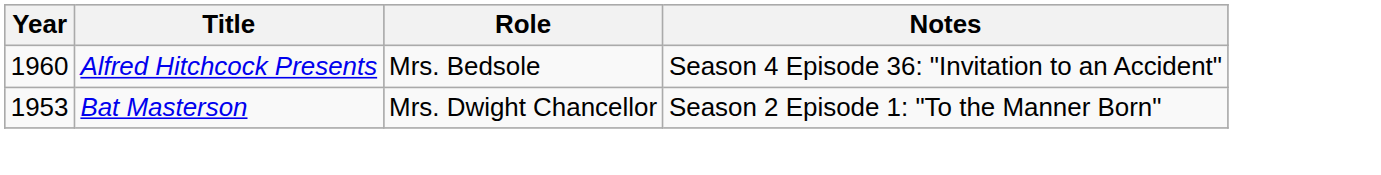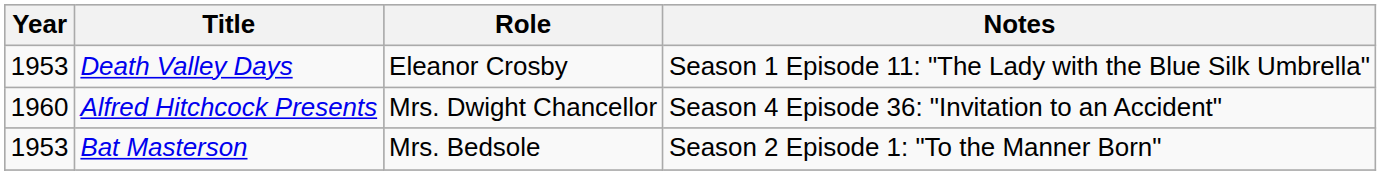+ row: (187, 66)
(465, 66) Mrs. Bedsole -> (523, 107) Mrs. Dwight Chancellor
(523, 107) Mrs. Dwight Chancellor -> (465, 148) Mrs. Bedsole
